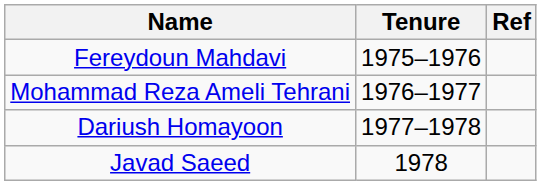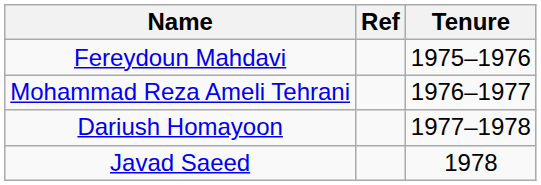columns swapped: (421, 22) <-> (512, 22)
